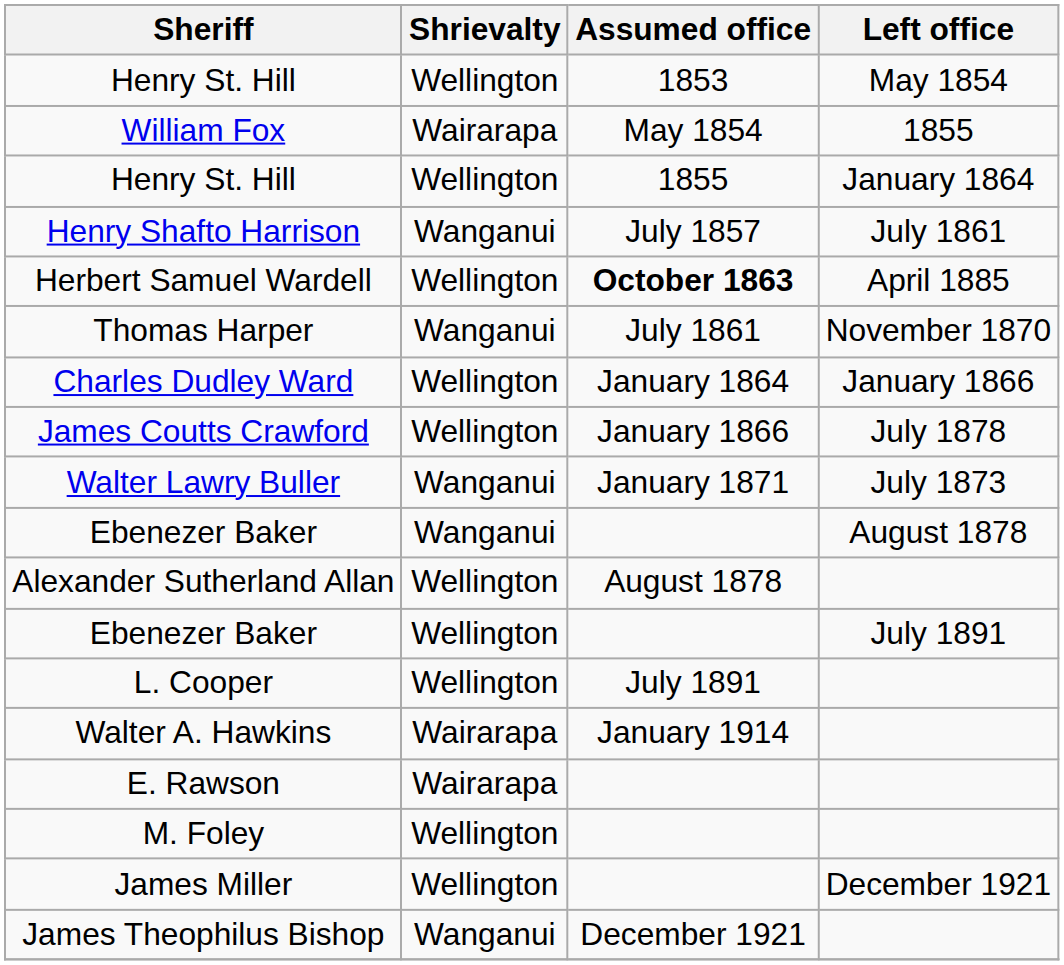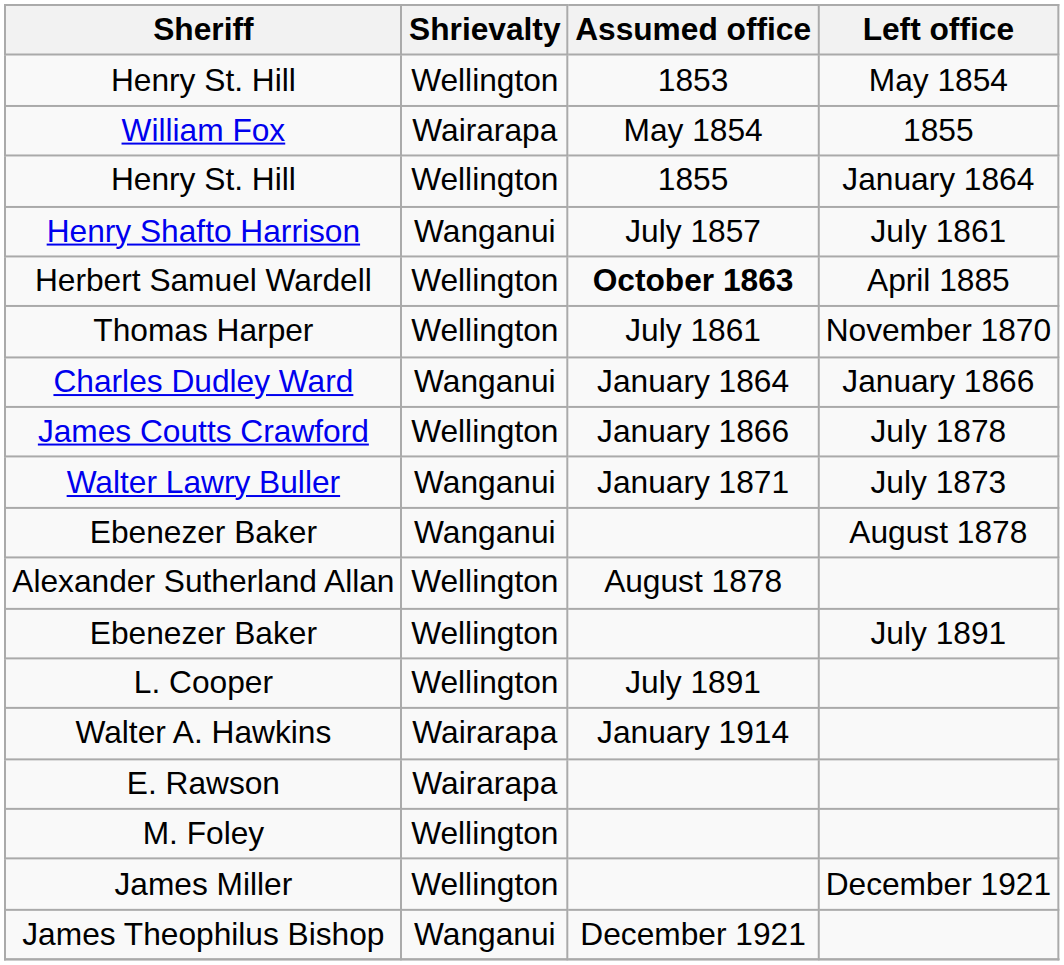(485, 331) Wanganui -> (485, 331) Wellington
(485, 381) Wellington -> (485, 381) Wanganui
